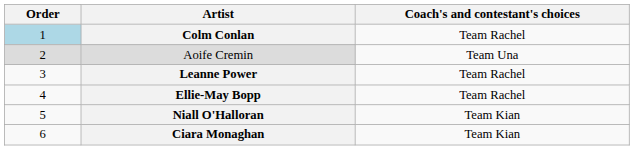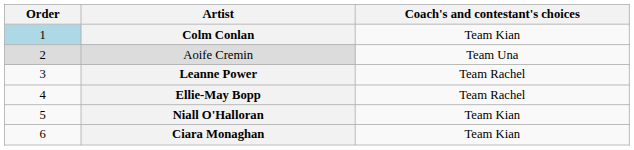(492, 34) Team Rachel -> (492, 34) Team Kian
